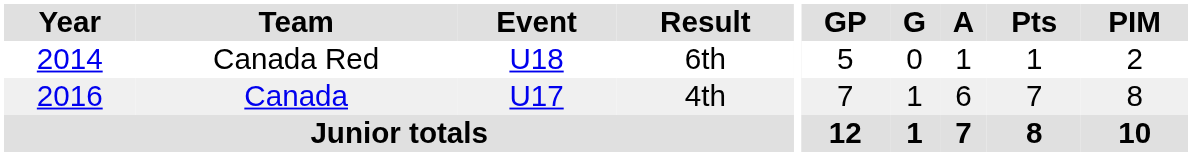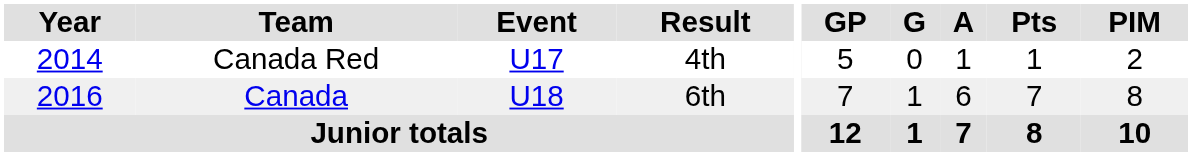(537, 59) U18 -> (537, 59) U17
(705, 59) 6th -> (705, 59) 4th
(537, 96) U17 -> (537, 96) U18
(705, 96) 4th -> (705, 96) 6th
